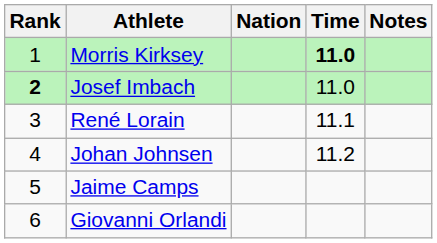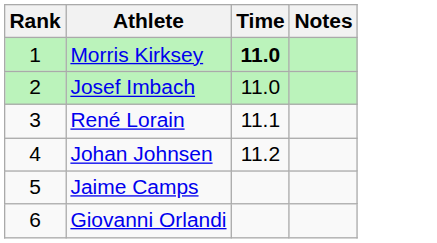- column: (269, 21)
(35, 87) bold -> (35, 87) normal
